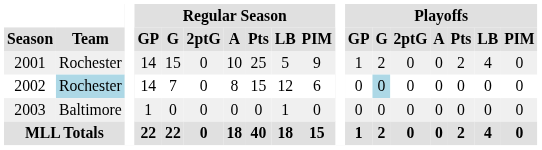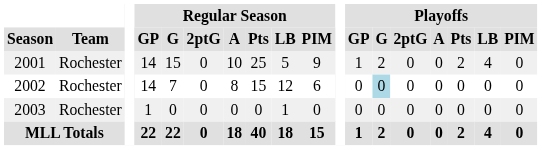(90, 86) lightblue background -> (90, 86) no background
(90, 109) Baltimore -> (90, 109) Rochester
